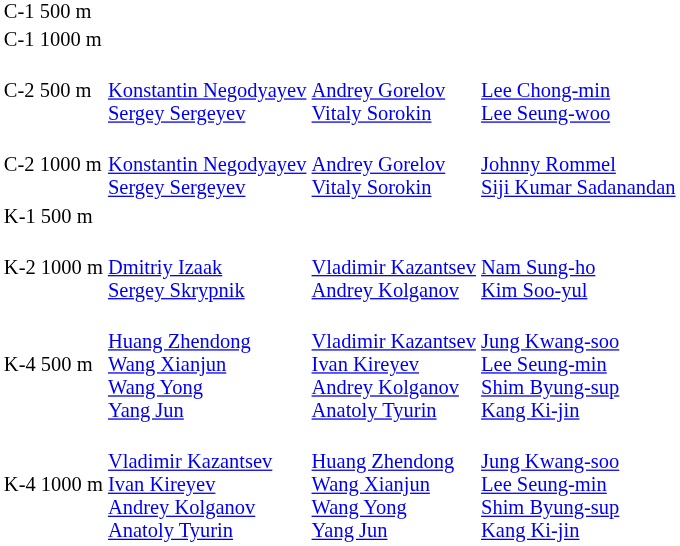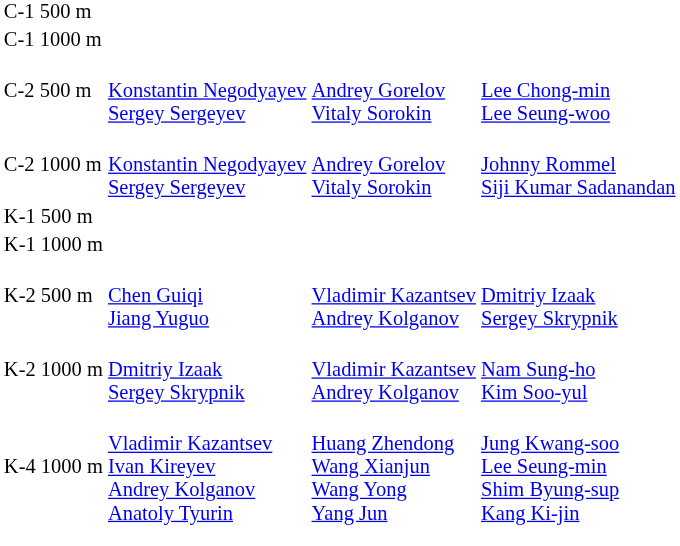+ row: (53, 244)
+ row: (48, 295)
- row: (48, 364)
